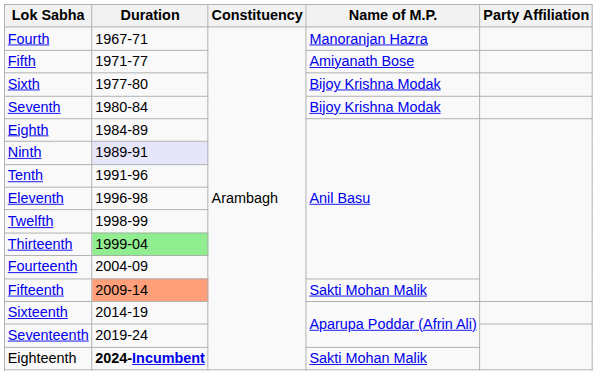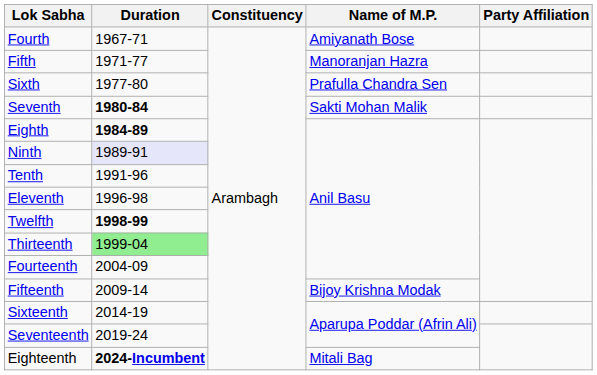(369, 38) Manoranjan Hazra -> (362, 38) Amiyanath Bose
(362, 61) Amiyanath Bose -> (369, 61) Manoranjan Hazra
(375, 84) Bijoy Krishna Modak -> (378, 84) Prafulla Chandra Sen
(122, 107) normal -> (122, 107) bold
(375, 107) Bijoy Krishna Modak -> (368, 107) Sakti Mohan Malik
(122, 130) normal -> (122, 130) bold
(122, 221) normal -> (122, 221) bold
(122, 289) lightsalmon background -> (122, 289) no background
(368, 289) Sakti Mohan Malik -> (375, 289) Bijoy Krishna Modak
(368, 358) Sakti Mohan Malik -> (341, 358) Mitali Bag
